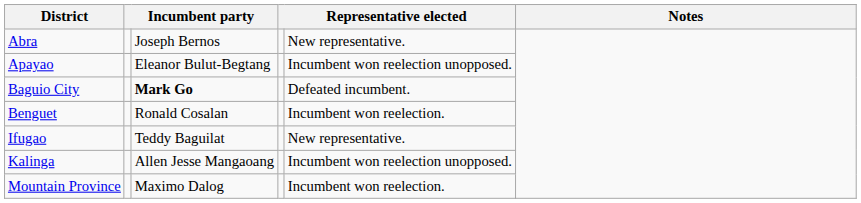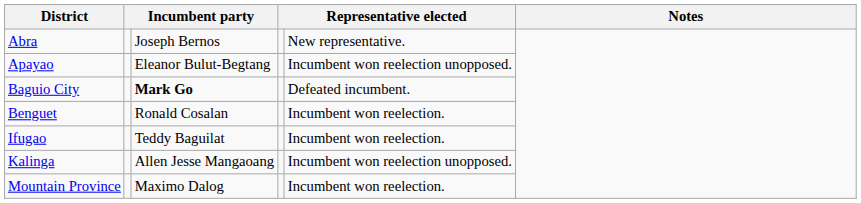(347, 138) New representative. -> (366, 138) Incumbent won reelection.
